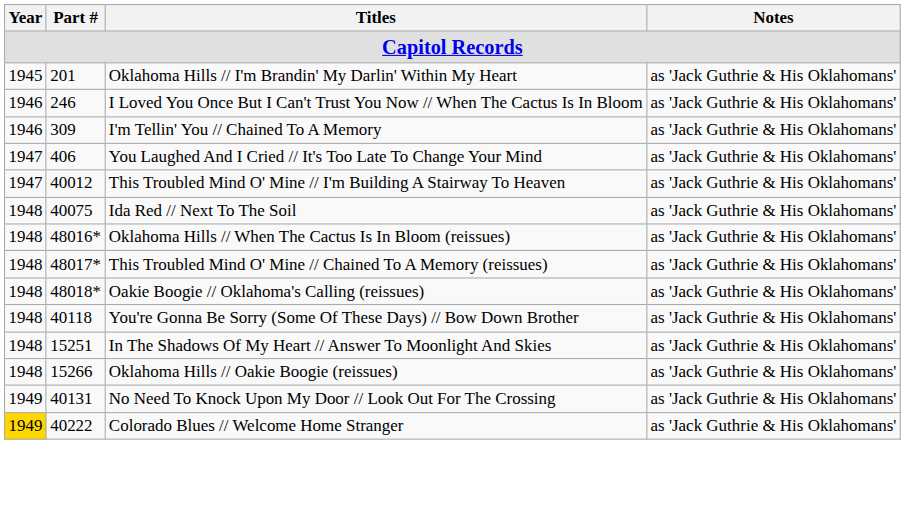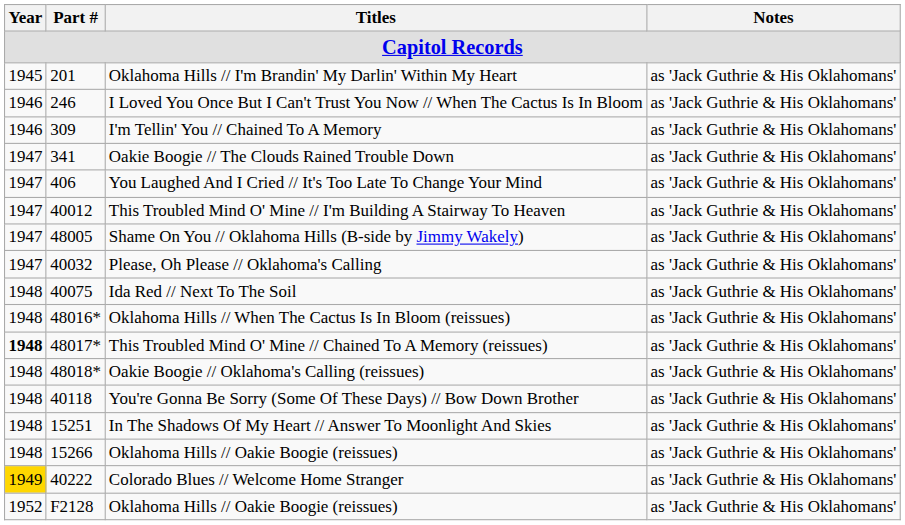+ row: (63, 156)
+ row: (71, 237)
+ row: (71, 264)
(25, 264) normal -> (25, 344) bold
- row: (71, 398)
+ row: (72, 506)
